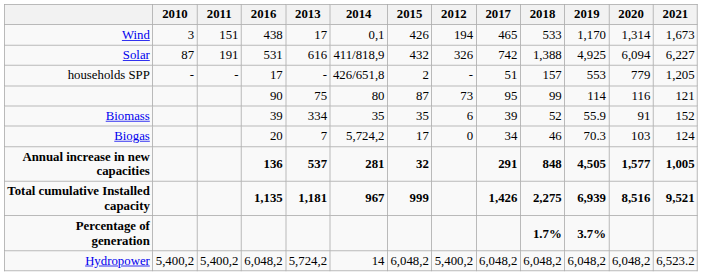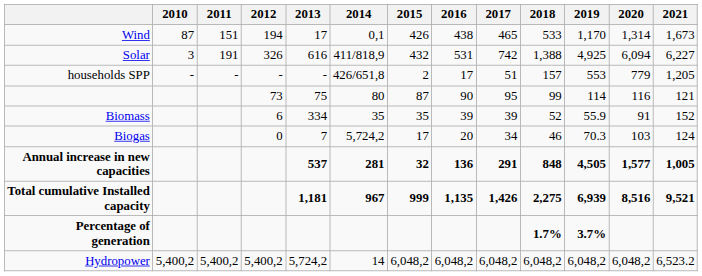columns swapped: (454, 14) <-> (264, 14)
(191, 34) 3 -> (188, 34) 87
(188, 55) 87 -> (191, 55) 3
